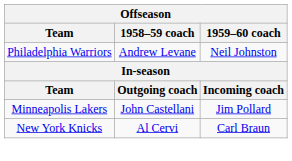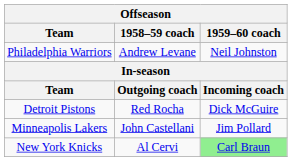+ row: (59, 109)
(244, 128) no background -> (244, 147) lightgreen background
